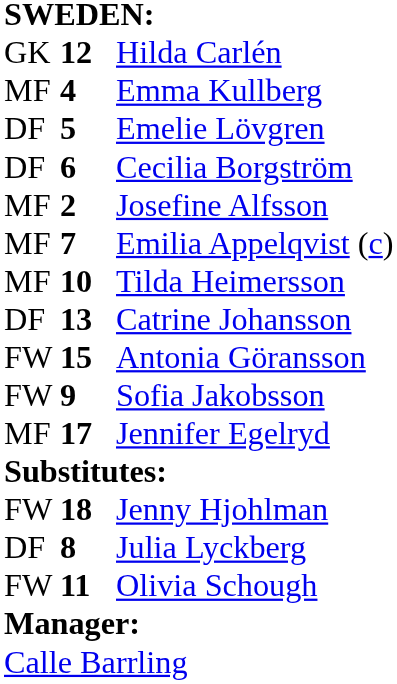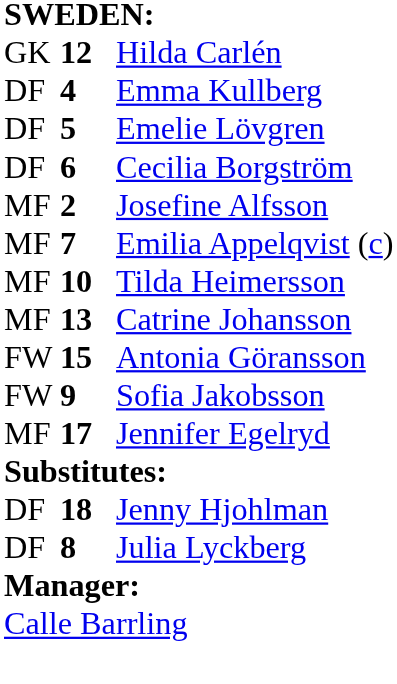(27, 90) MF -> (25, 90) DF
(25, 319) DF -> (27, 319) MF
(28, 509) FW -> (25, 509) DF
- row: (217, 585)
